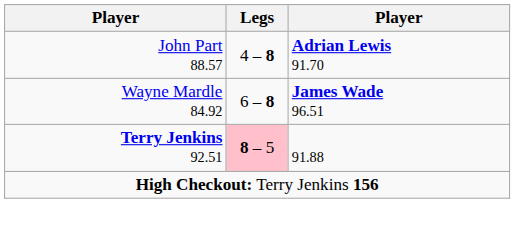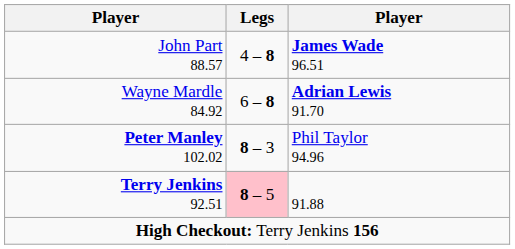(341, 54) Adrian Lewis 91.70 -> (337, 54) James Wade 96.51
(337, 101) James Wade 96.51 -> (341, 101) Adrian Lewis 91.70
+ row: (173, 147)
